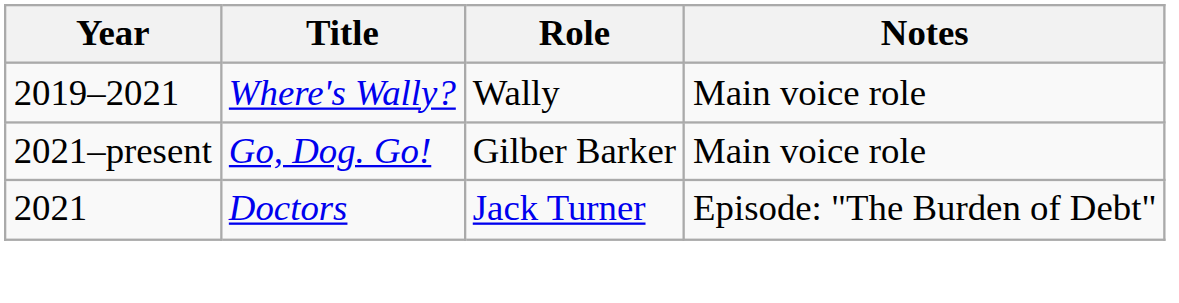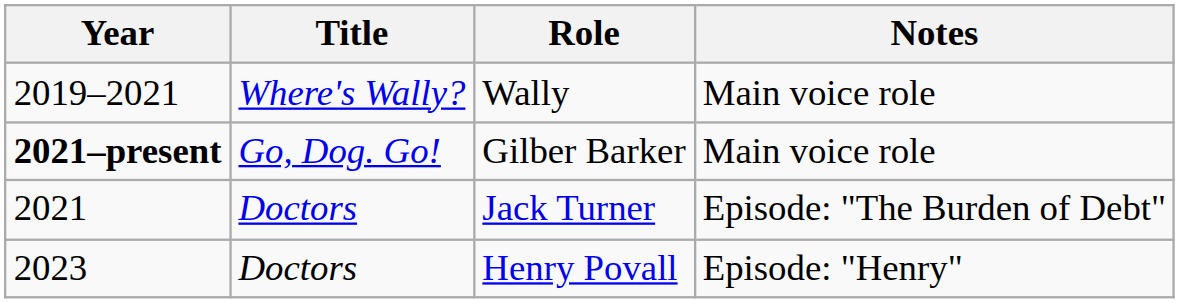(113, 150) normal -> (118, 150) bold
+ row: (580, 267)
